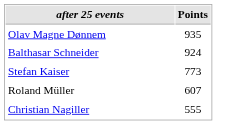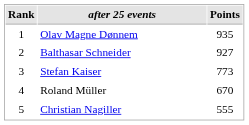+ column: (21, 14)
(193, 53) 924 -> (225, 53) 927
(193, 91) 607 -> (225, 91) 670
